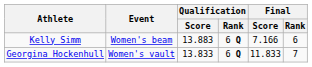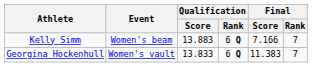(295, 40) 6 -> (295, 40) 7
(265, 54) 11.833 -> (265, 54) 11.383
